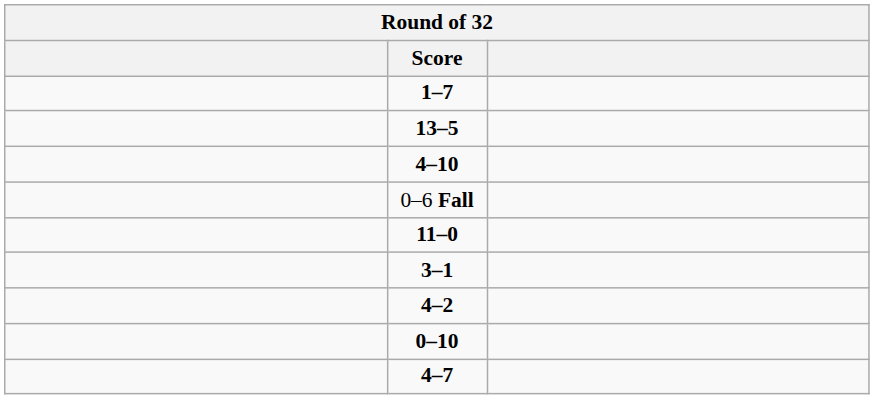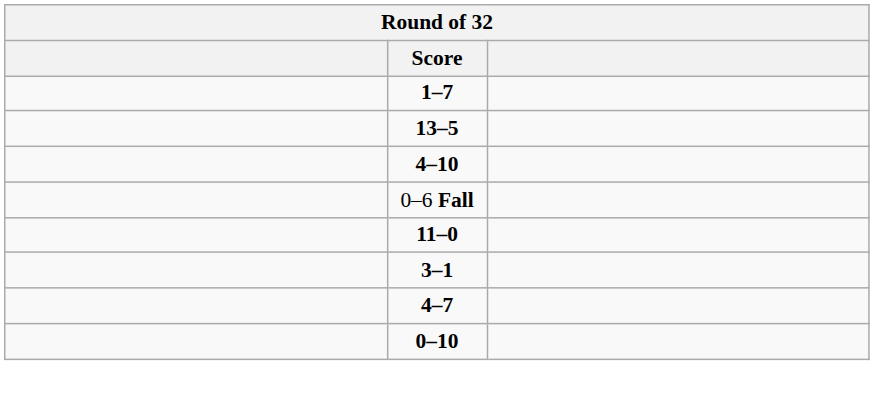- row: (437, 305)
rows swapped: (437, 376) <-> (437, 341)
